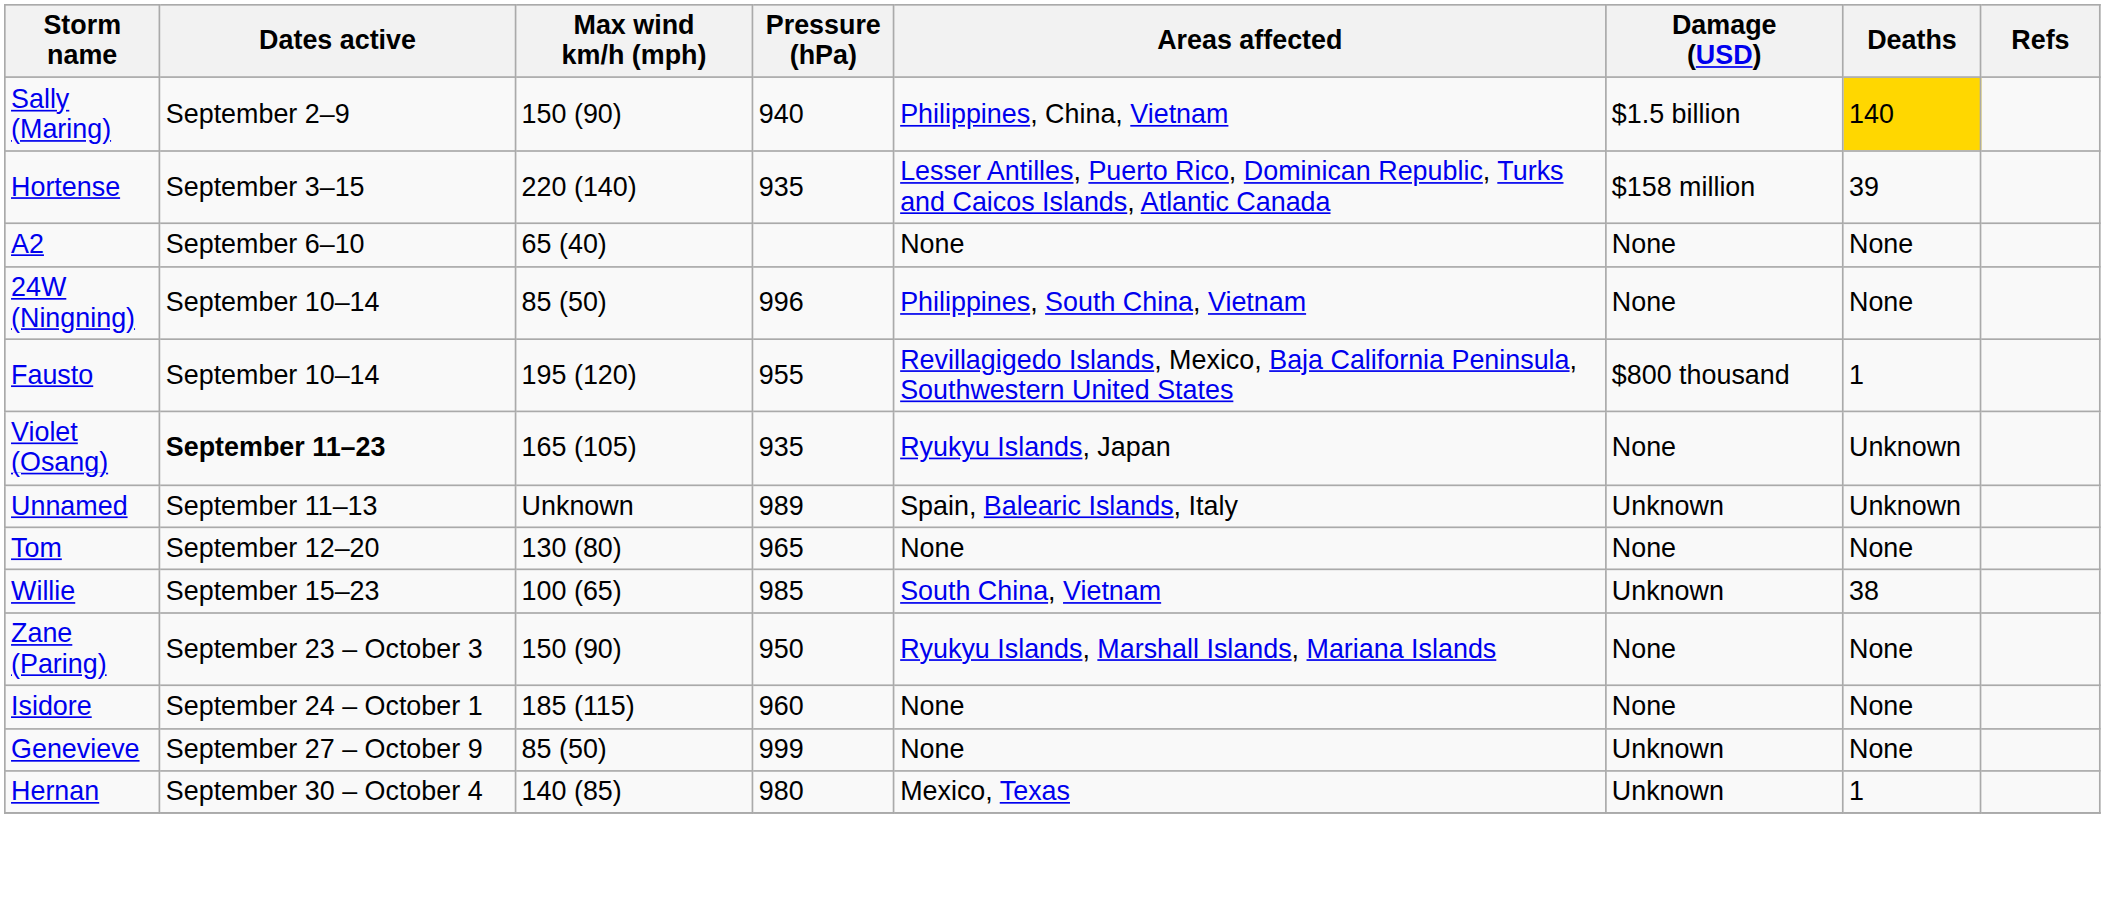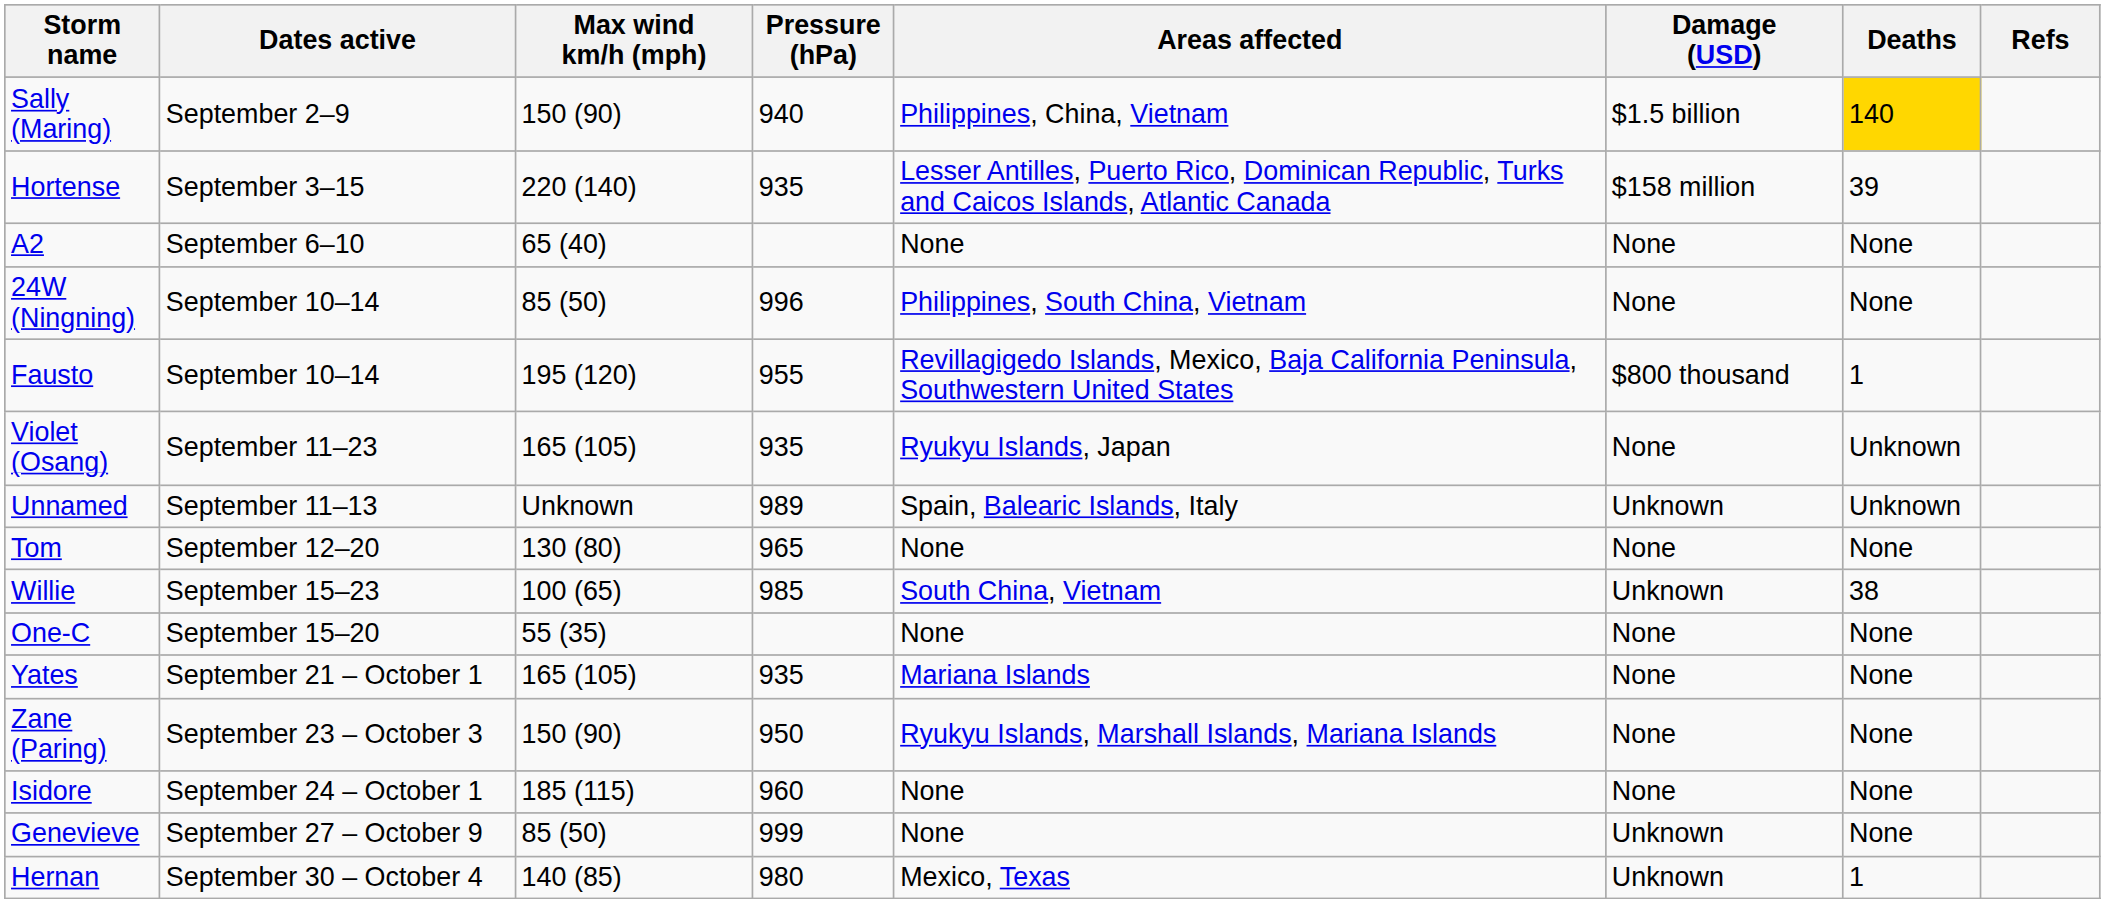(276, 447) bold -> (272, 447) normal
+ row: (51, 633)
+ row: (44, 676)
